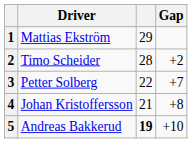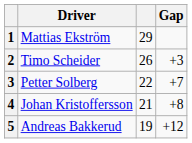(146, 60) 28 -> (146, 60) 26
(176, 60) +2 -> (176, 60) +3
(146, 127) bold -> (146, 127) normal
(173, 127) +10 -> (173, 127) +12
